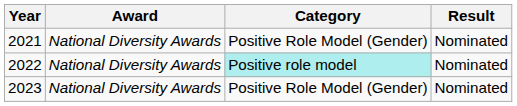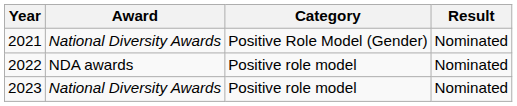(135, 64) National Diversity Awards -> (91, 64) NDA awards
(292, 64) paleturquoise background -> (292, 64) no background
(328, 88) Positive Role Model (Gender) -> (292, 88) Positive role model
